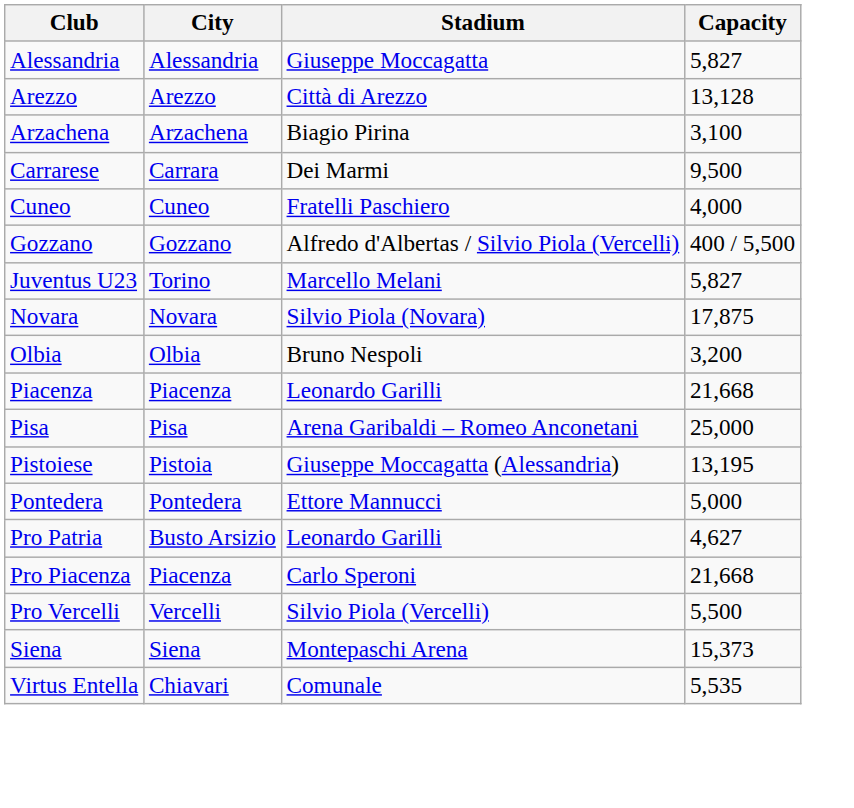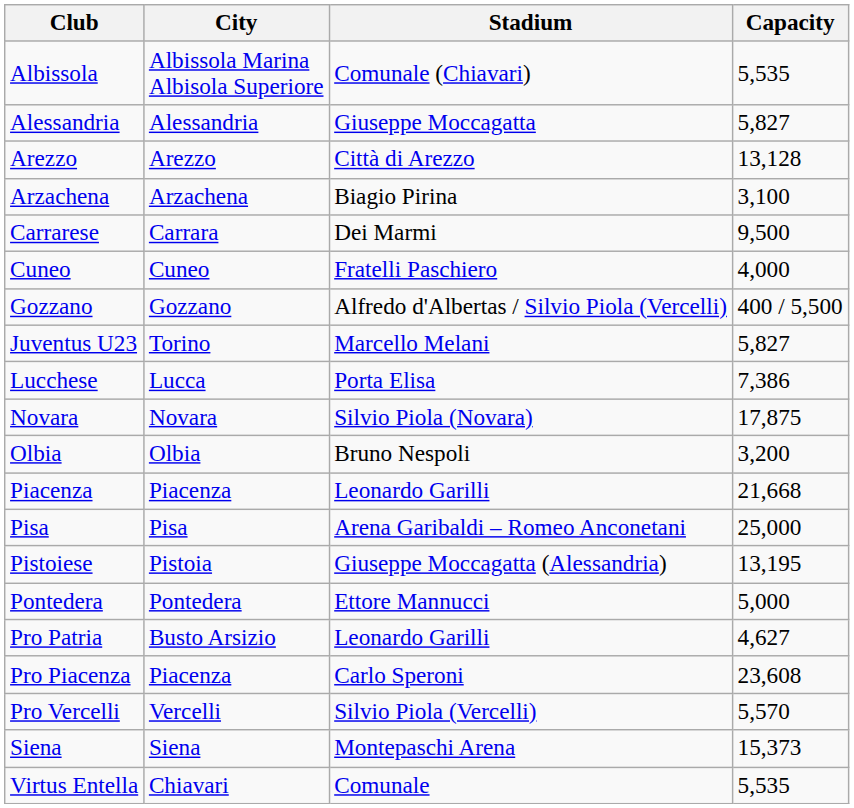+ row: (54, 72)
+ row: (54, 380)
(722, 574) 21,668 -> (769, 674) 23,608
(716, 611) 5,500 -> (764, 711) 5,570
